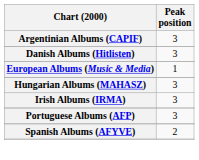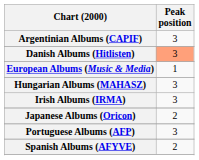(175, 54) no background -> (175, 54) lightsalmon background
+ row: (80, 116)
